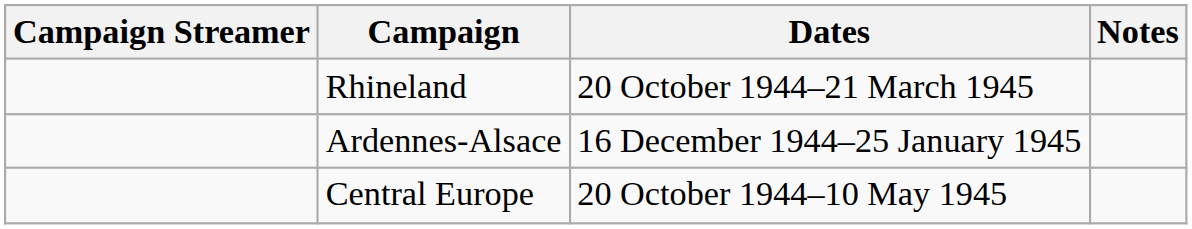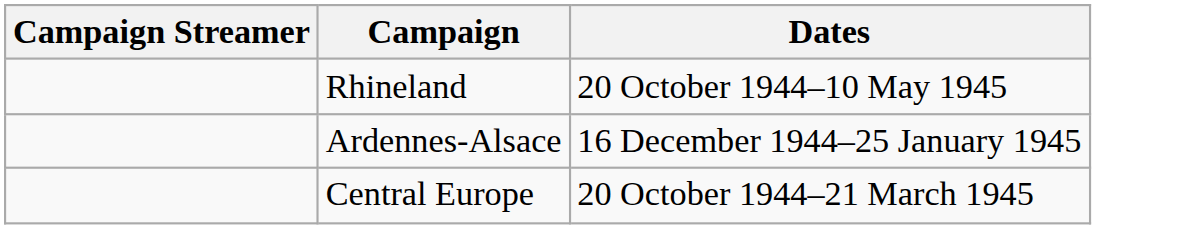- column: (1138, 31)
(806, 85) 20 October 1944–21 March 1945 -> (792, 85) 20 October 1944–10 May 1945
(792, 194) 20 October 1944–10 May 1945 -> (806, 194) 20 October 1944–21 March 1945
